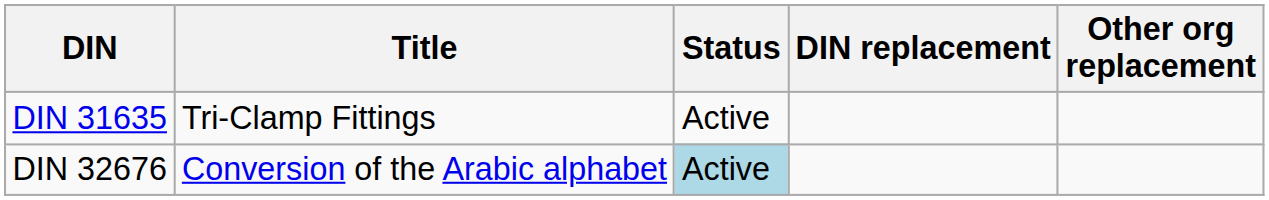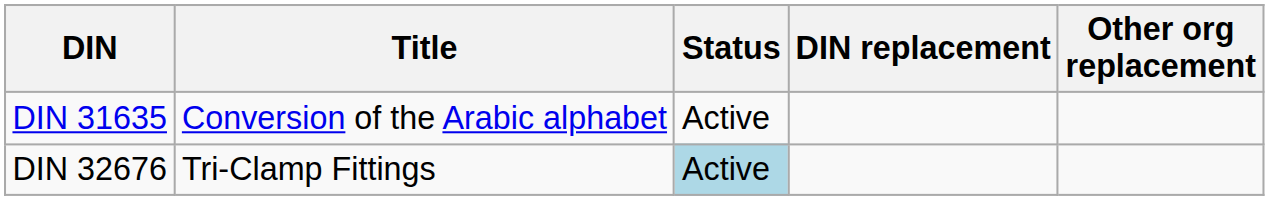(309, 117) Tri-Clamp Fittings -> (424, 117) Conversion of the Arabic alphabet
(424, 169) Conversion of the Arabic alphabet -> (309, 169) Tri-Clamp Fittings
